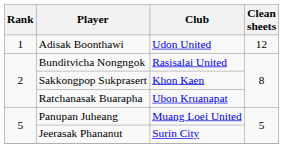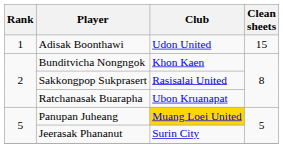(262, 44) 12 -> (262, 44) 15
(190, 62) Rasisalai United -> (178, 62) Khon Kaen
(178, 80) Khon Kaen -> (190, 80) Rasisalai United
(197, 116) no background -> (197, 116) gold background
